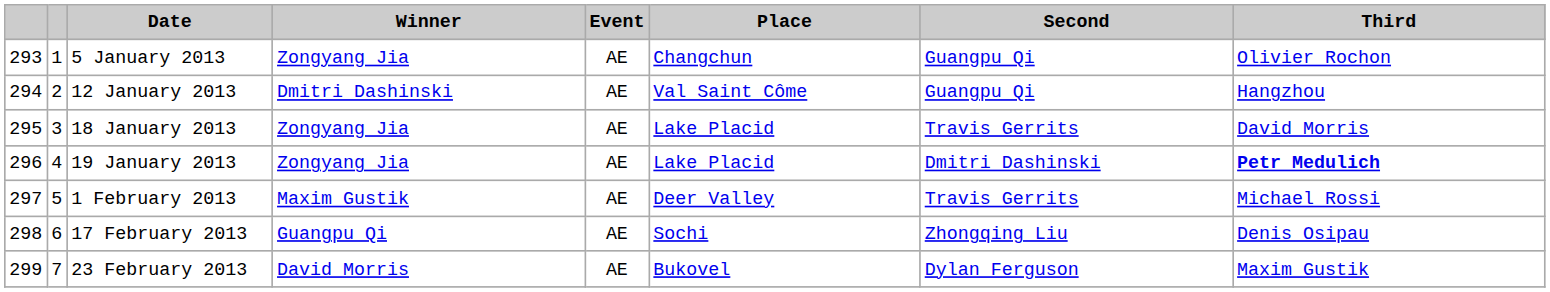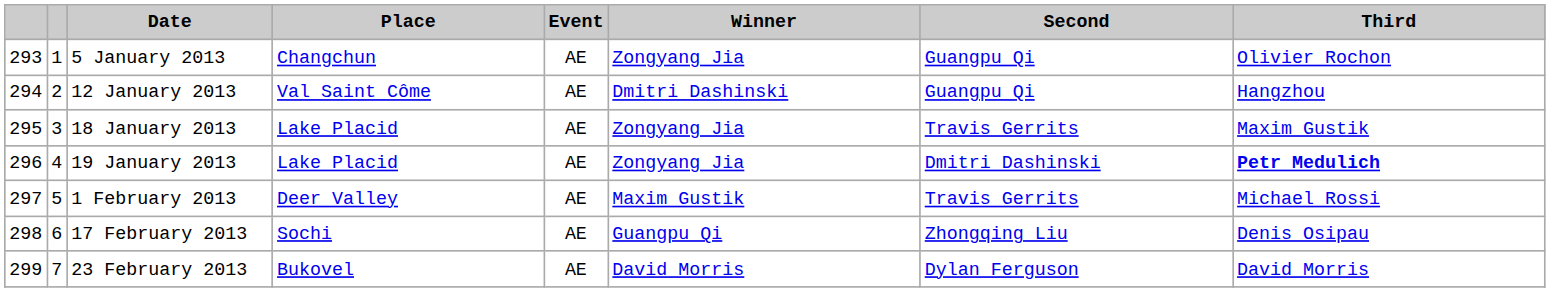columns swapped: (785, 23) <-> (429, 23)
(1303, 128) David Morris -> (1303, 128) Maxim Gustik
(1303, 269) Maxim Gustik -> (1303, 269) David Morris
